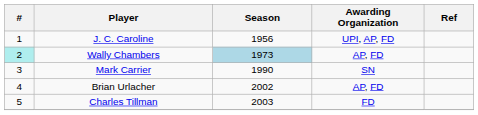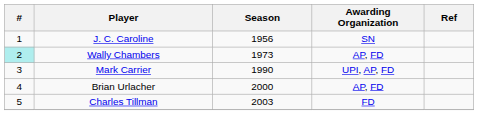(368, 39) UPI, AP, FD -> (368, 39) SN
(262, 54) lightblue background -> (262, 54) no background
(368, 70) SN -> (368, 70) UPI, AP, FD
(262, 86) 2002 -> (262, 86) 2000
